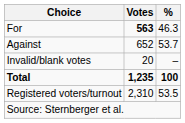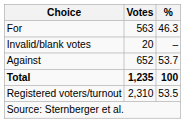(145, 28) bold -> (145, 28) normal
rows swapped: (24, 45) <-> (49, 61)
